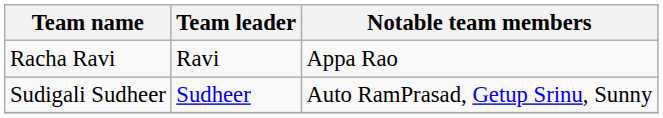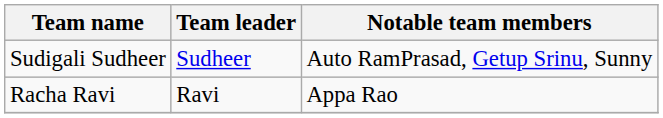rows swapped: (88, 94) <-> (63, 58)
